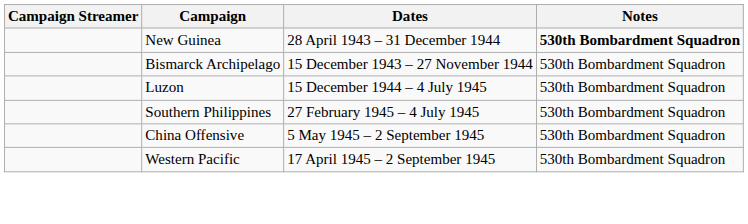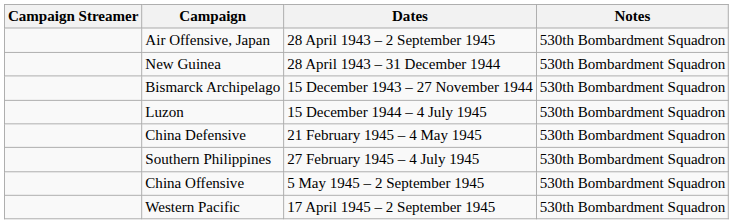+ row: (208, 40)
(640, 40) bold -> (632, 64) normal
+ row: (196, 135)
